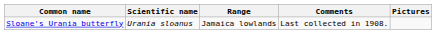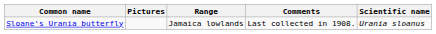columns swapped: (162, 11) <-> (411, 11)
